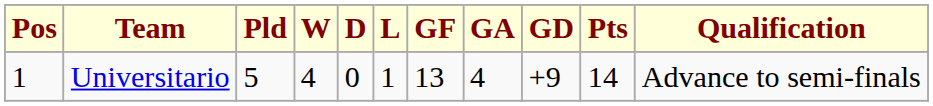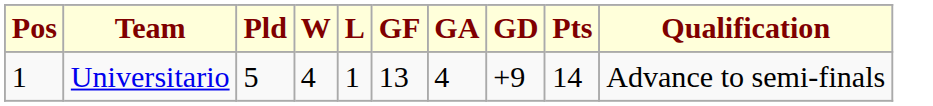- column: (356, 28)
